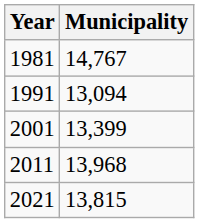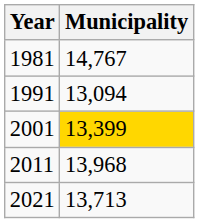(96, 128) no background -> (96, 128) gold background
(96, 199) 13,815 -> (96, 199) 13,713
